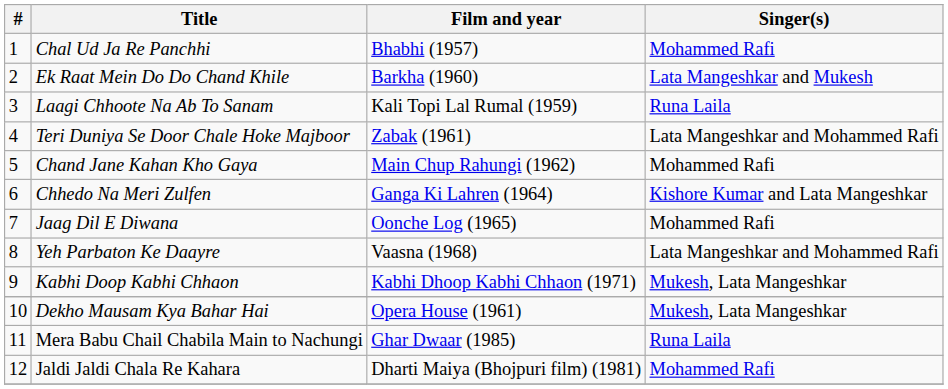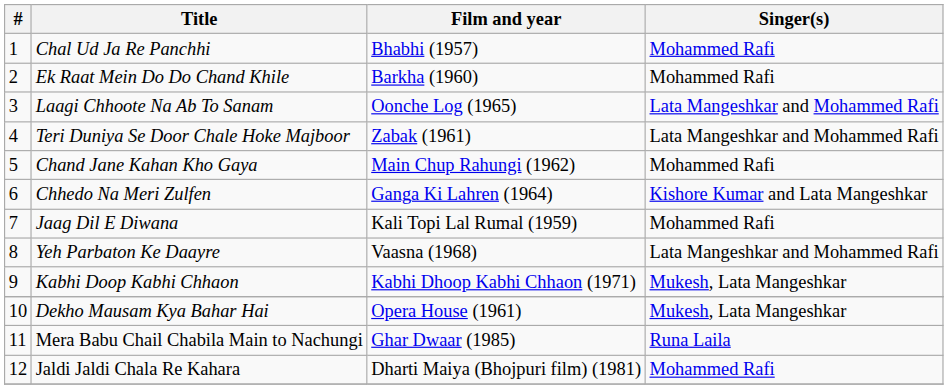(761, 77) Lata Mangeshkar and Mukesh -> (712, 77) Mohammed Rafi
(474, 106) Kali Topi Lal Rumal (1959) -> (444, 106) Oonche Log (1965)
(690, 106) Runa Laila -> (794, 106) Lata Mangeshkar and Mohammed Rafi
(444, 223) Oonche Log (1965) -> (474, 223) Kali Topi Lal Rumal (1959)
